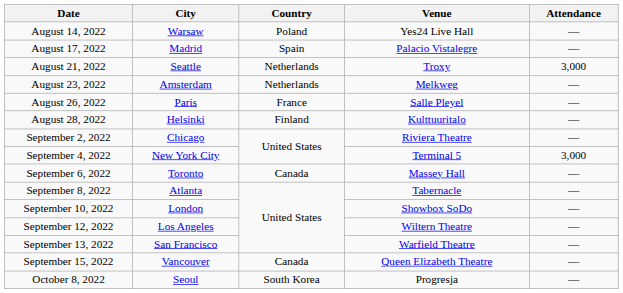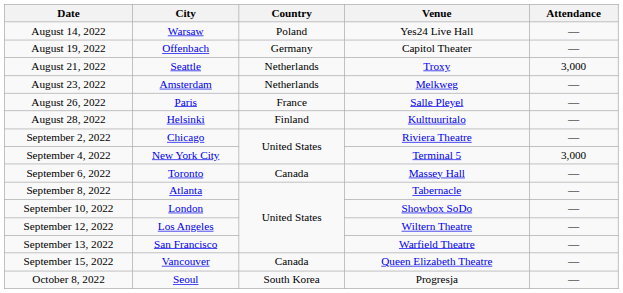- row: (69, 48)
+ row: (69, 48)
